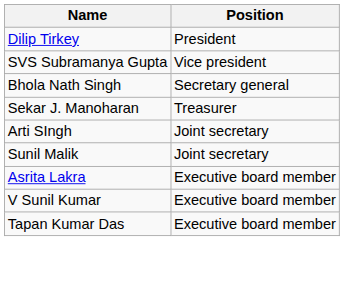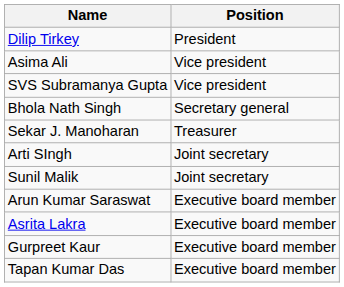+ row: (38, 62)
+ row: (79, 200)
+ row: (54, 246)
- row: (54, 200)
